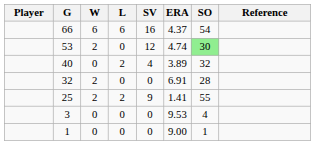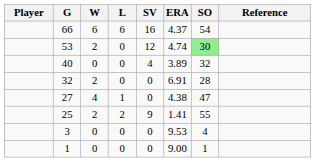(122, 64) 2 -> (122, 64) 0
+ row: (67, 98)
